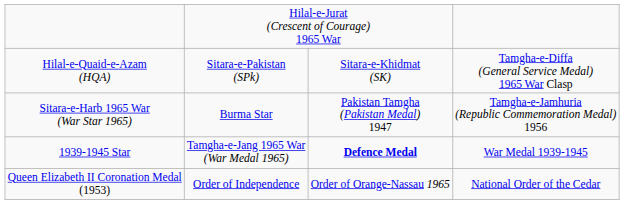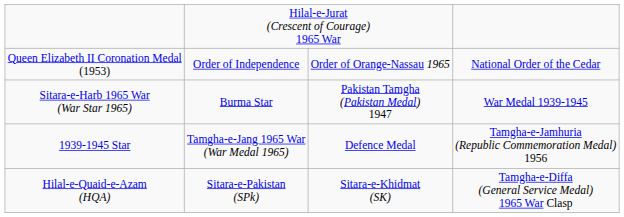rows swapped: (95, 70) <-> (95, 183)
(536, 114) Tamgha-e-Jamhuria (Republic Commemoration Medal) 1956 -> (536, 102) War Medal 1939-1945
(380, 152) bold -> (380, 146) normal
(536, 152) War Medal 1939-1945 -> (536, 146) Tamgha-e-Jamhuria (Republic Commemoration Medal) 1956
